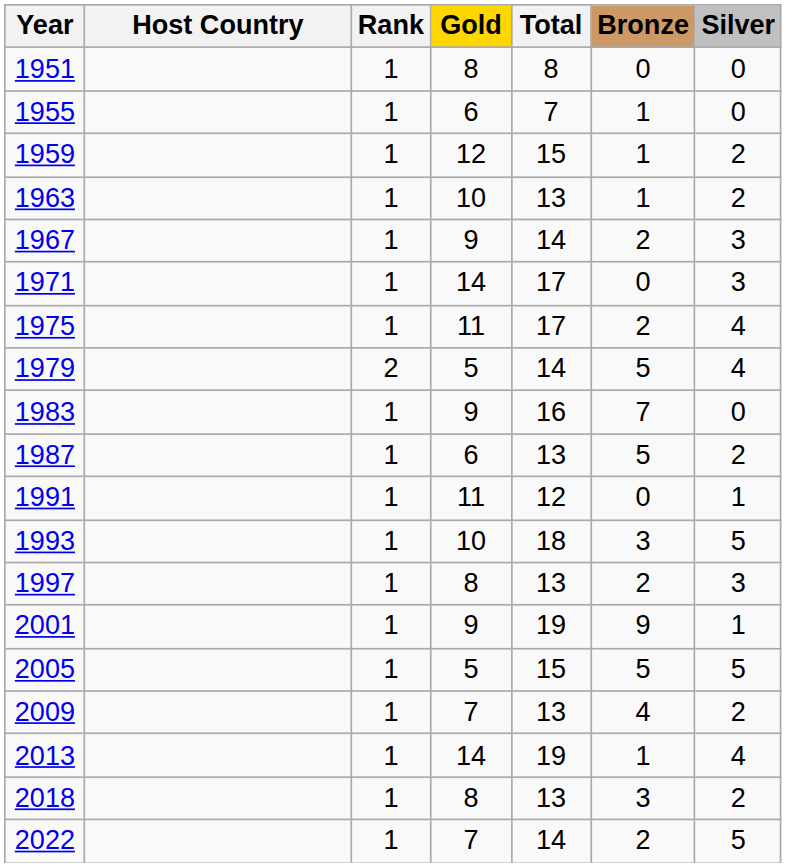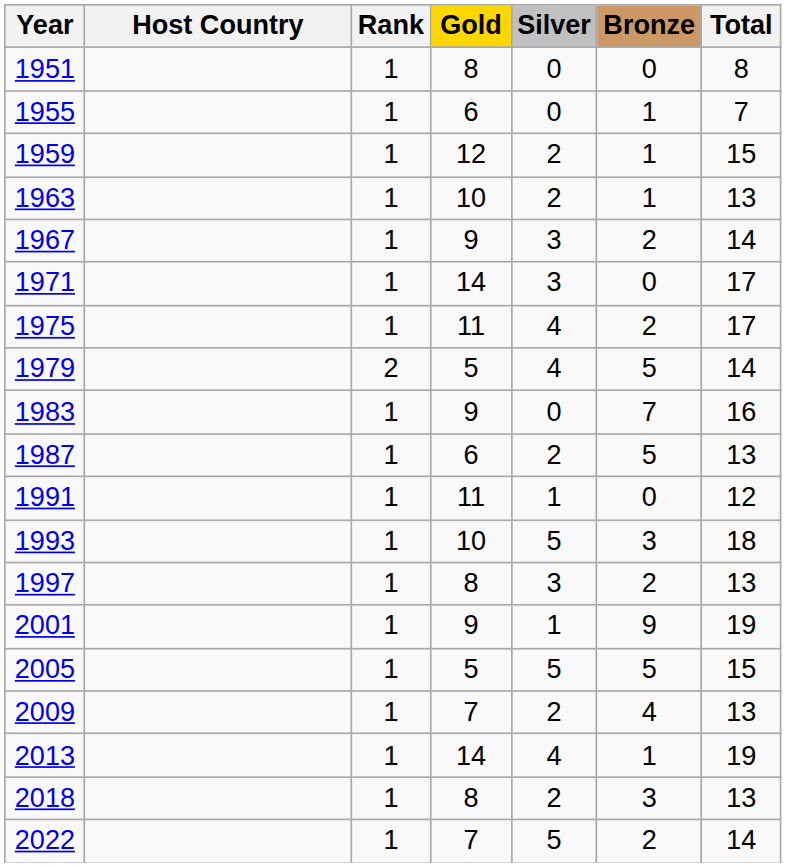columns swapped: (738, 25) <-> (551, 25)
